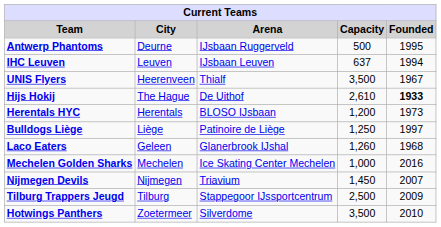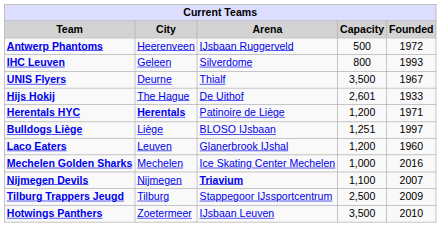(155, 46) Deurne -> (166, 46) Heerenveen
(411, 46) 1995 -> (411, 46) 1972
(155, 63) Leuven -> (154, 63) Geleen
(237, 63) IJsbaan Leuven -> (226, 63) Silverdome
(362, 63) 637 -> (362, 63) 800
(411, 63) 1994 -> (411, 63) 1993
(166, 79) Heerenveen -> (155, 79) Deurne
(362, 96) 2,610 -> (362, 96) 2,601
(411, 96) bold -> (411, 96) normal
(160, 113) normal -> (161, 113) bold
(238, 113) BLOSO IJsbaan -> (242, 113) Patinoire de Liège
(411, 113) 1973 -> (411, 113) 1971
(242, 130) Patinoire de Liège -> (238, 130) BLOSO IJsbaan
(362, 130) 1,250 -> (362, 130) 1,251
(154, 146) Geleen -> (155, 146) Leuven
(362, 146) 1,260 -> (362, 146) 1,200
(411, 146) 1968 -> (411, 146) 1960
(220, 180) normal -> (221, 180) bold
(362, 180) 1,450 -> (362, 180) 1,100
(226, 213) Silverdome -> (237, 213) IJsbaan Leuven
